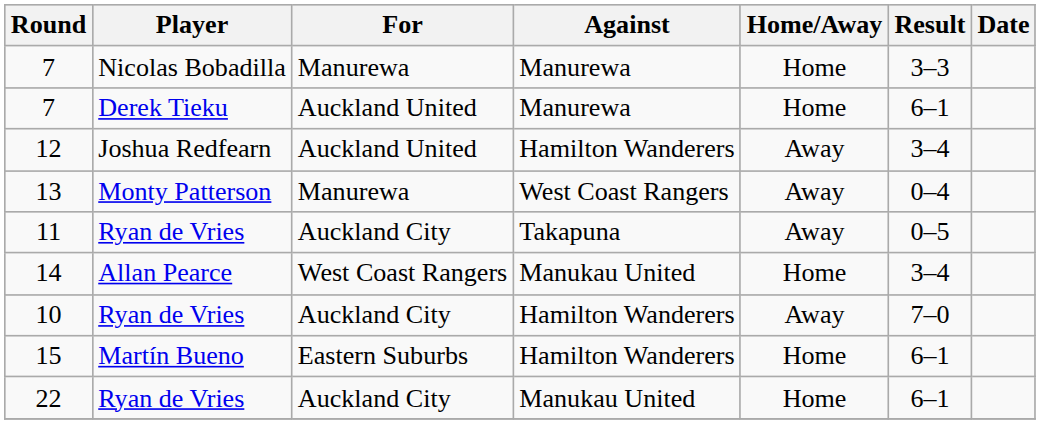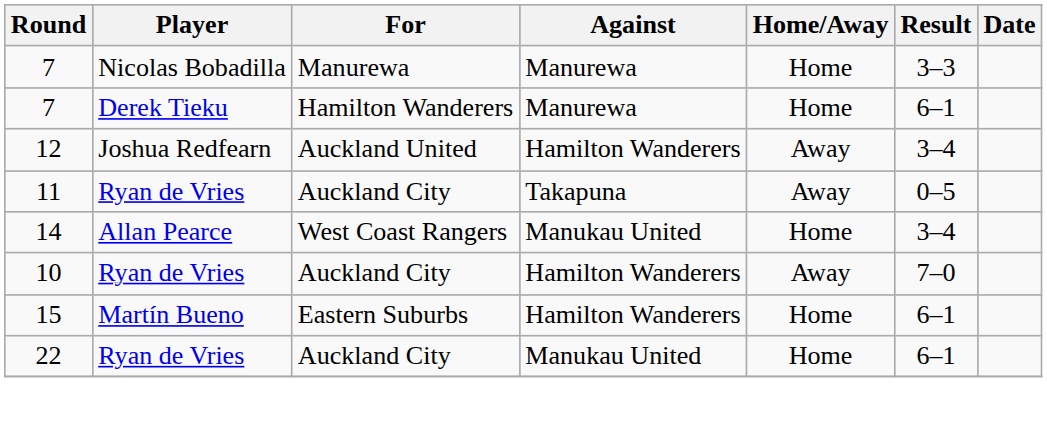(387, 107) Auckland United -> (406, 107) Hamilton Wanderers
- row: (49, 190)
